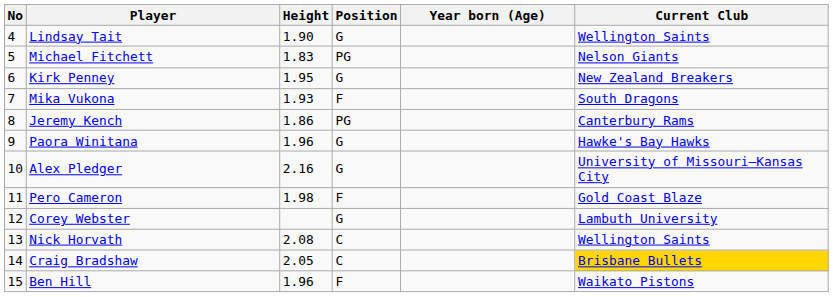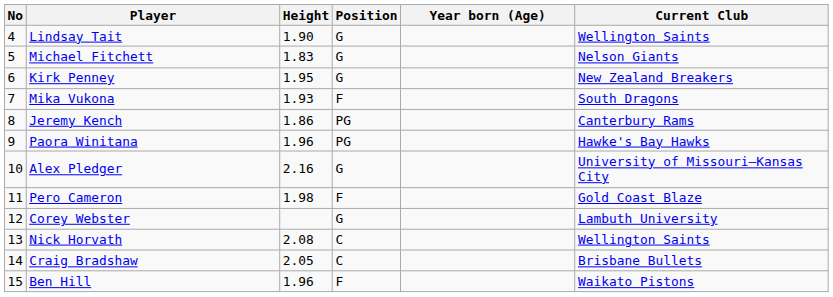(343, 57) PG -> (339, 57) G
(339, 141) G -> (343, 141) PG
(640, 261) gold background -> (640, 261) no background
